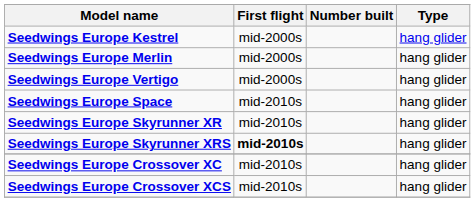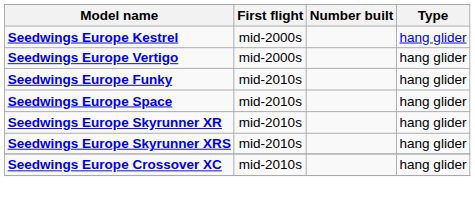- row: (90, 58)
+ row: (90, 80)
(270, 144) bold -> (270, 144) normal
- row: (119, 187)
